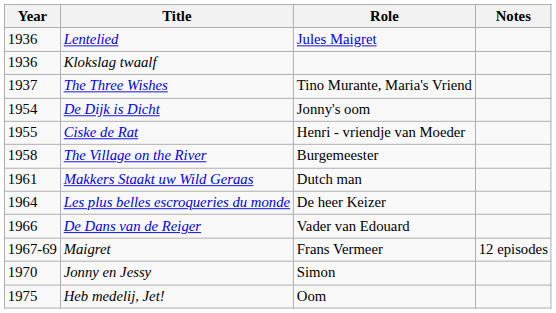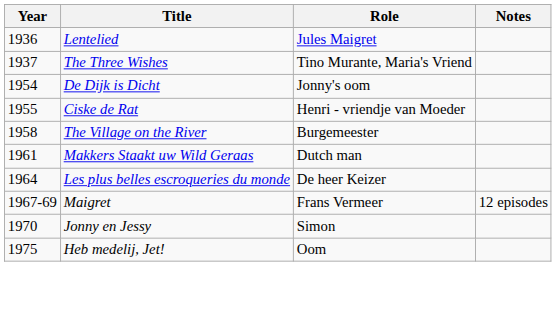- row: (110, 62)
- row: (132, 226)
